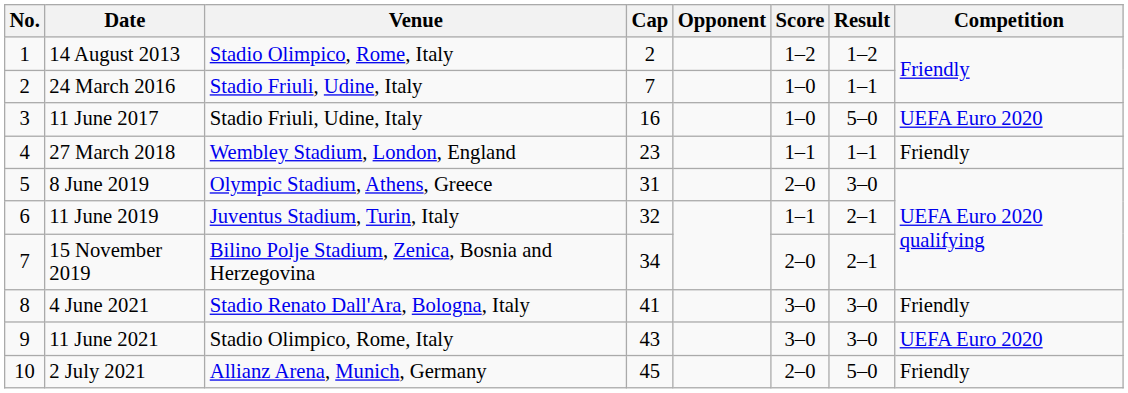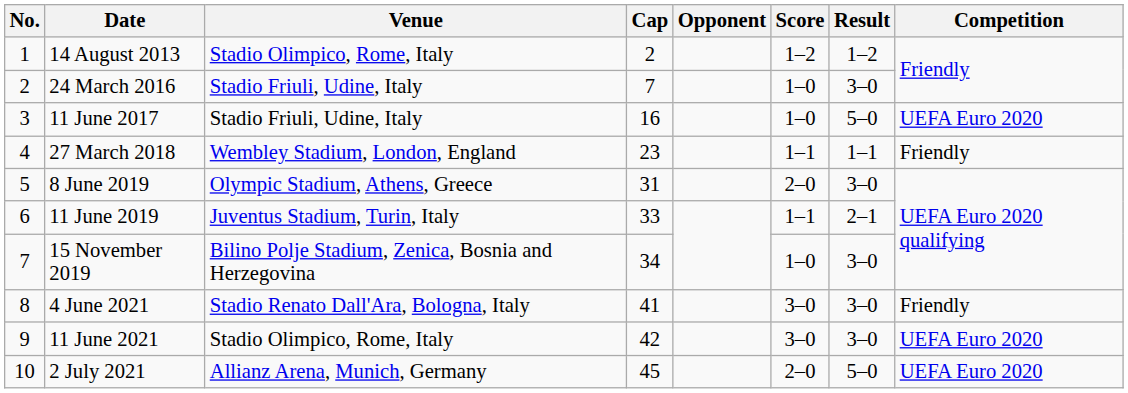(862, 86) 1–1 -> (862, 86) 3–0
(650, 217) 32 -> (650, 217) 33
(800, 261) 2–0 -> (800, 261) 1–0
(862, 261) 2–1 -> (862, 261) 3–0
(650, 338) 43 -> (650, 338) 42
(935, 371) Friendly -> (971, 371) UEFA Euro 2020
